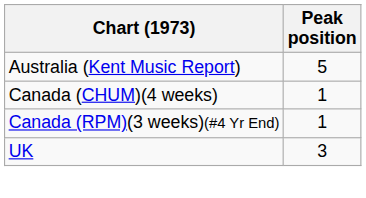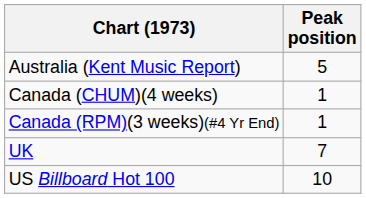(322, 151) 3 -> (322, 151) 7
+ row: (92, 179)
